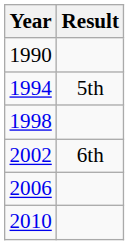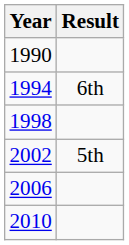(90, 88) 5th -> (90, 88) 6th
(90, 155) 6th -> (90, 155) 5th
